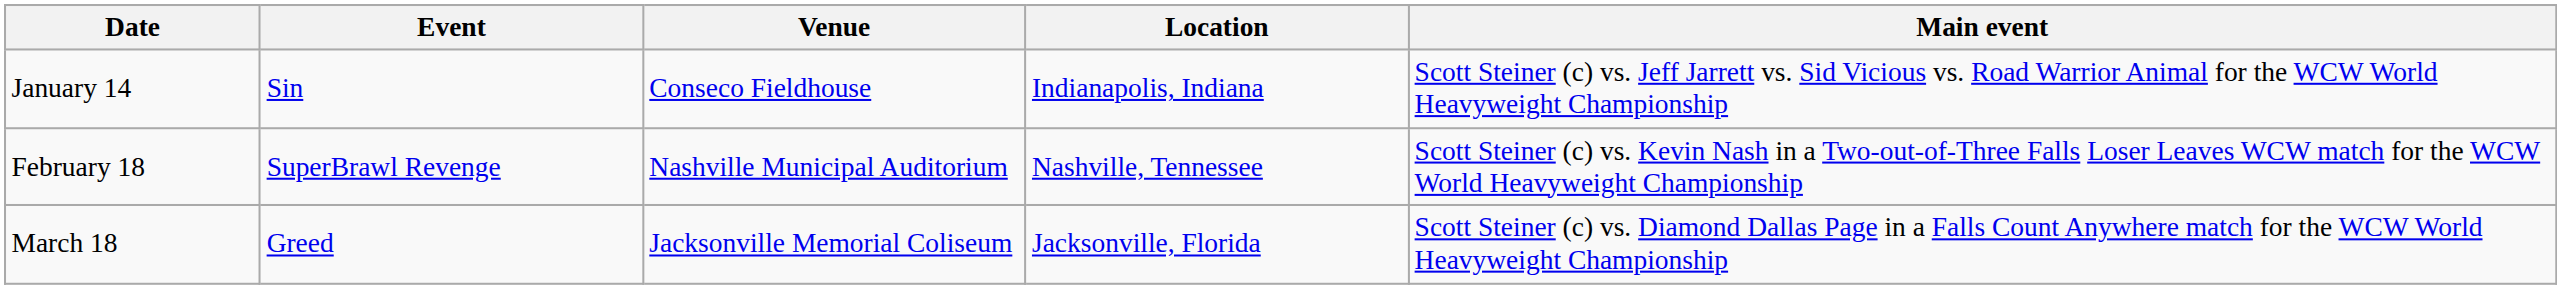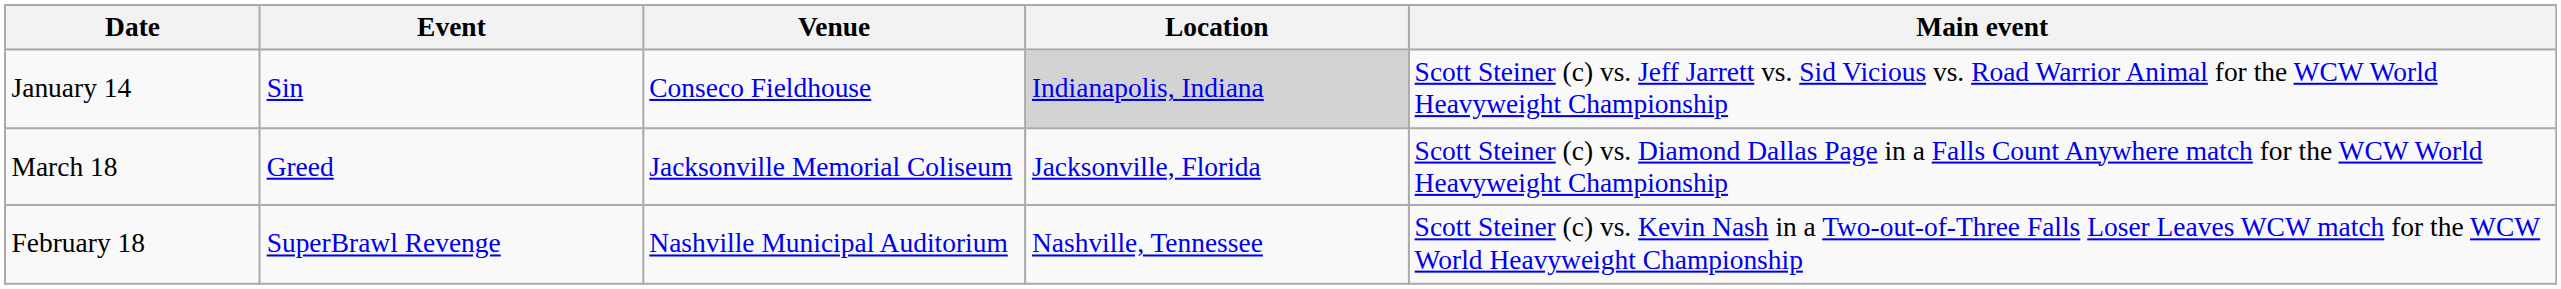(1148, 88) no background -> (1148, 88) lightgrey background
rows swapped: (78, 165) <-> (65, 243)
